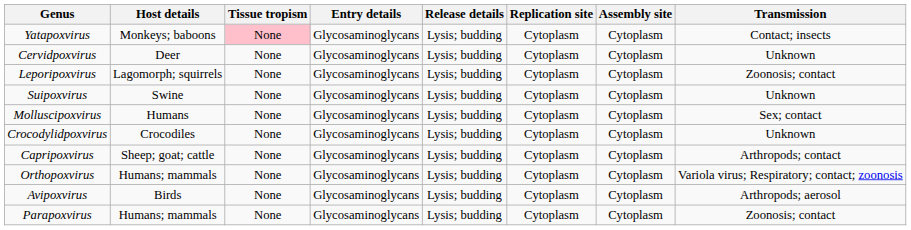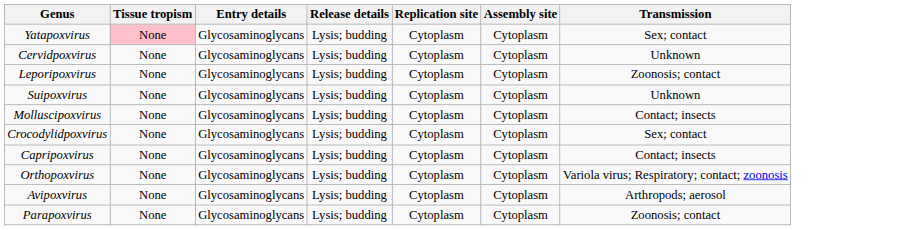- column: (168, 14)
(790, 34) Contact; insects -> (675, 34) Sex; contact
(790, 114) Sex; contact -> (675, 114) Contact; insects
(790, 134) Unknown -> (675, 134) Sex; contact
(790, 154) Arthropods; contact -> (675, 154) Contact; insects
